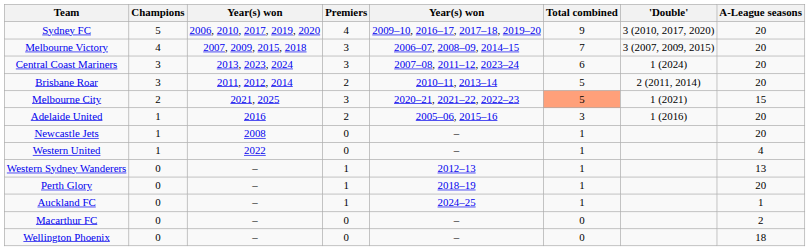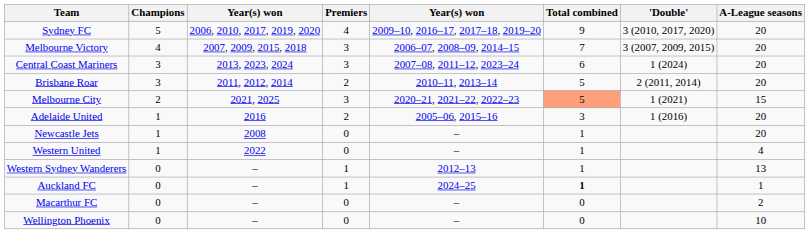- row: (67, 185)
(582, 202) normal -> (582, 185) bold
(761, 237) 18 -> (761, 220) 10
